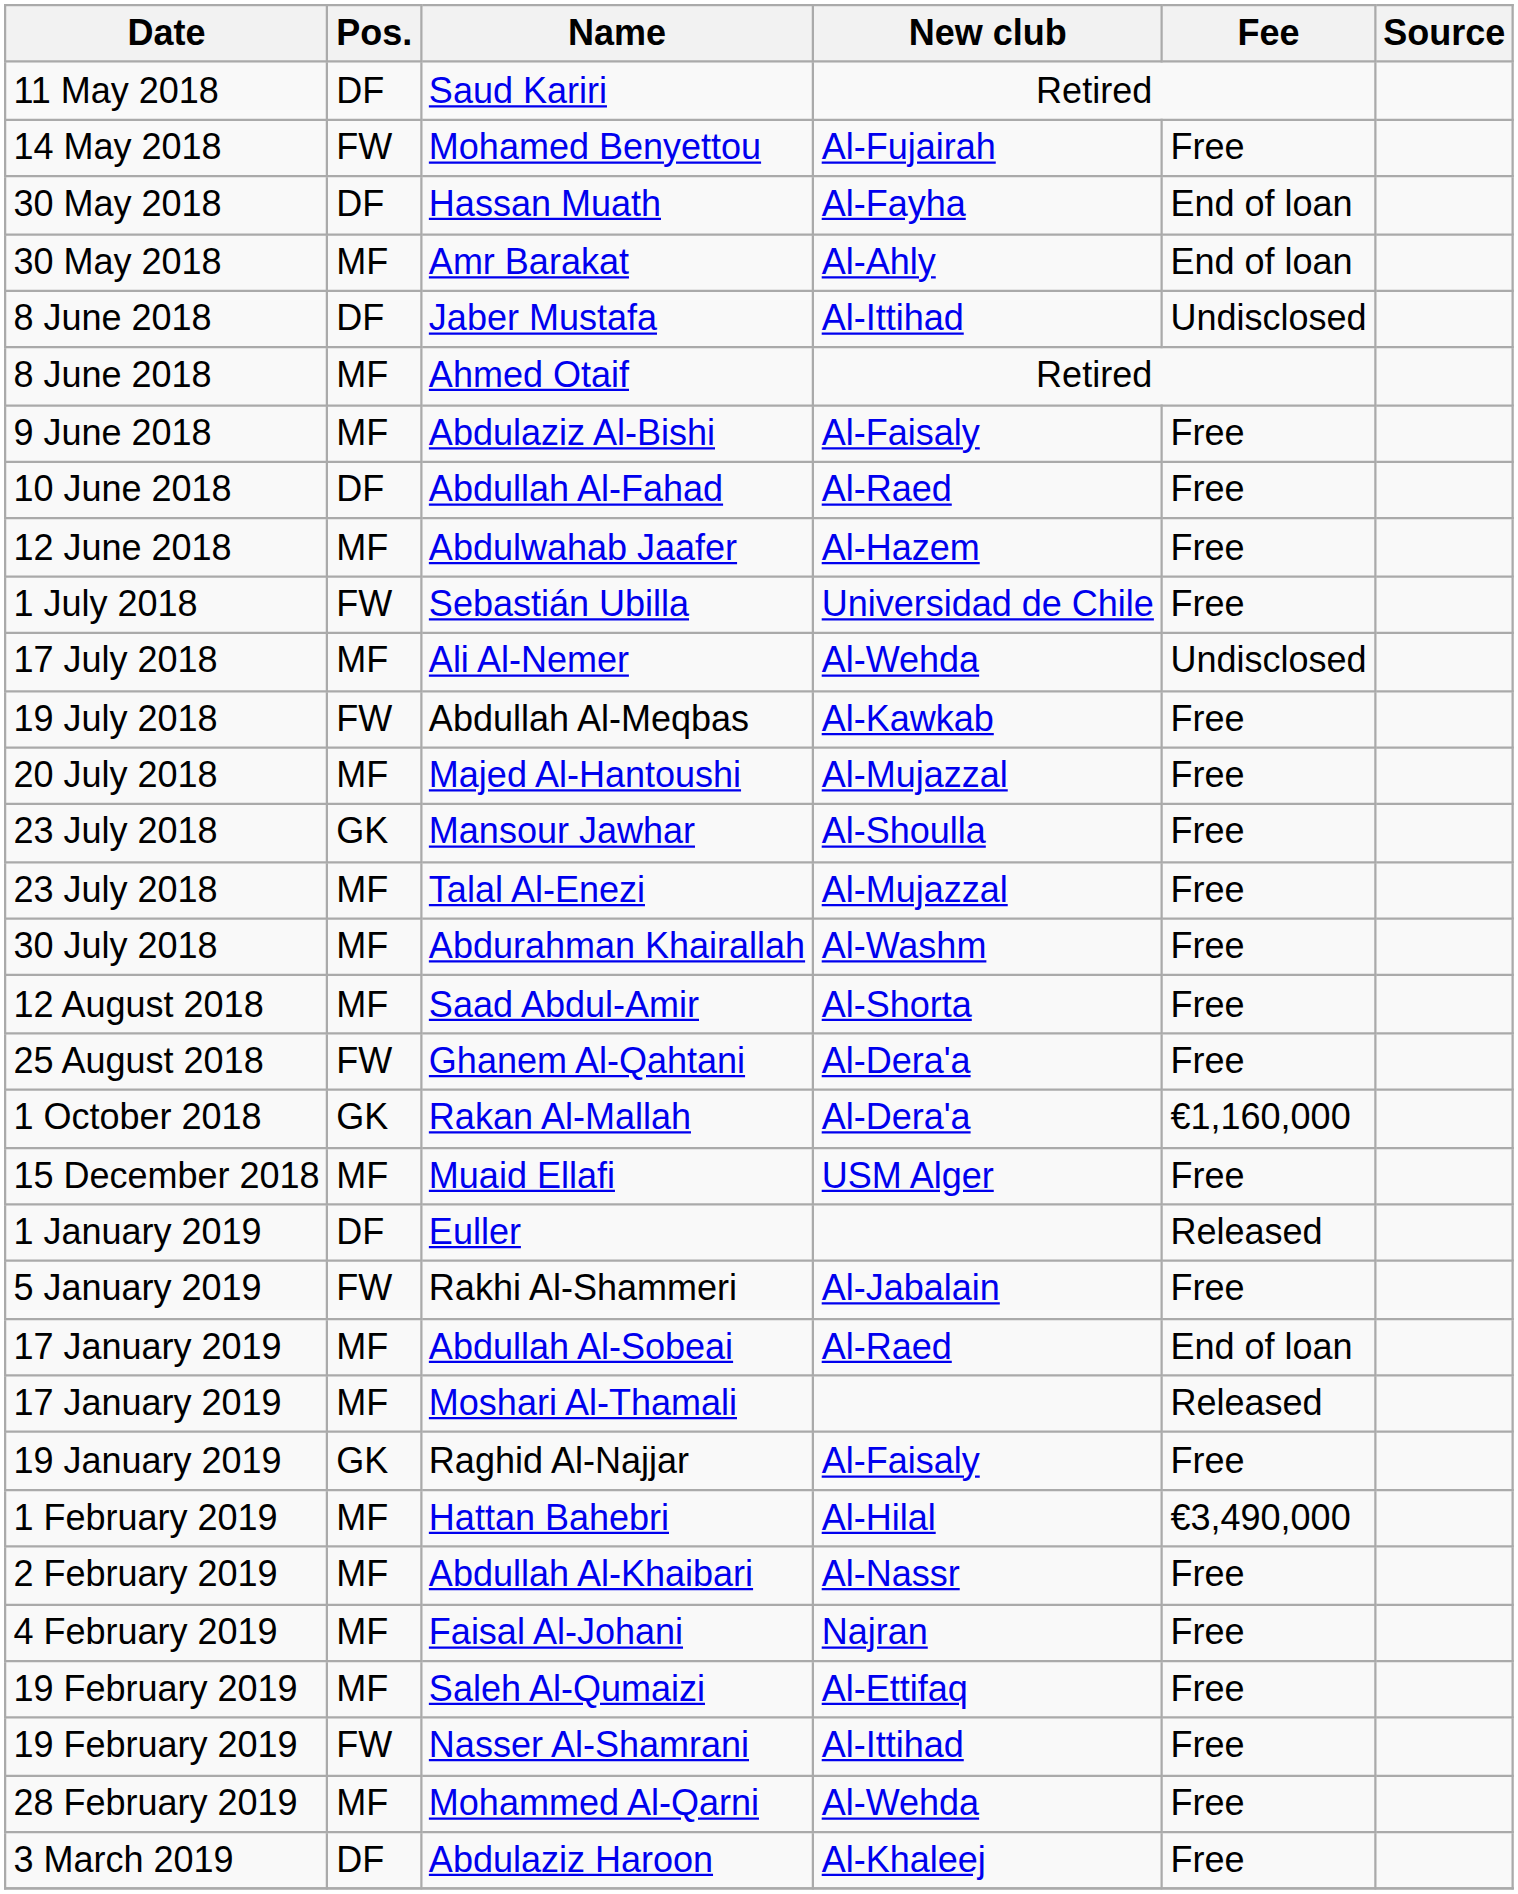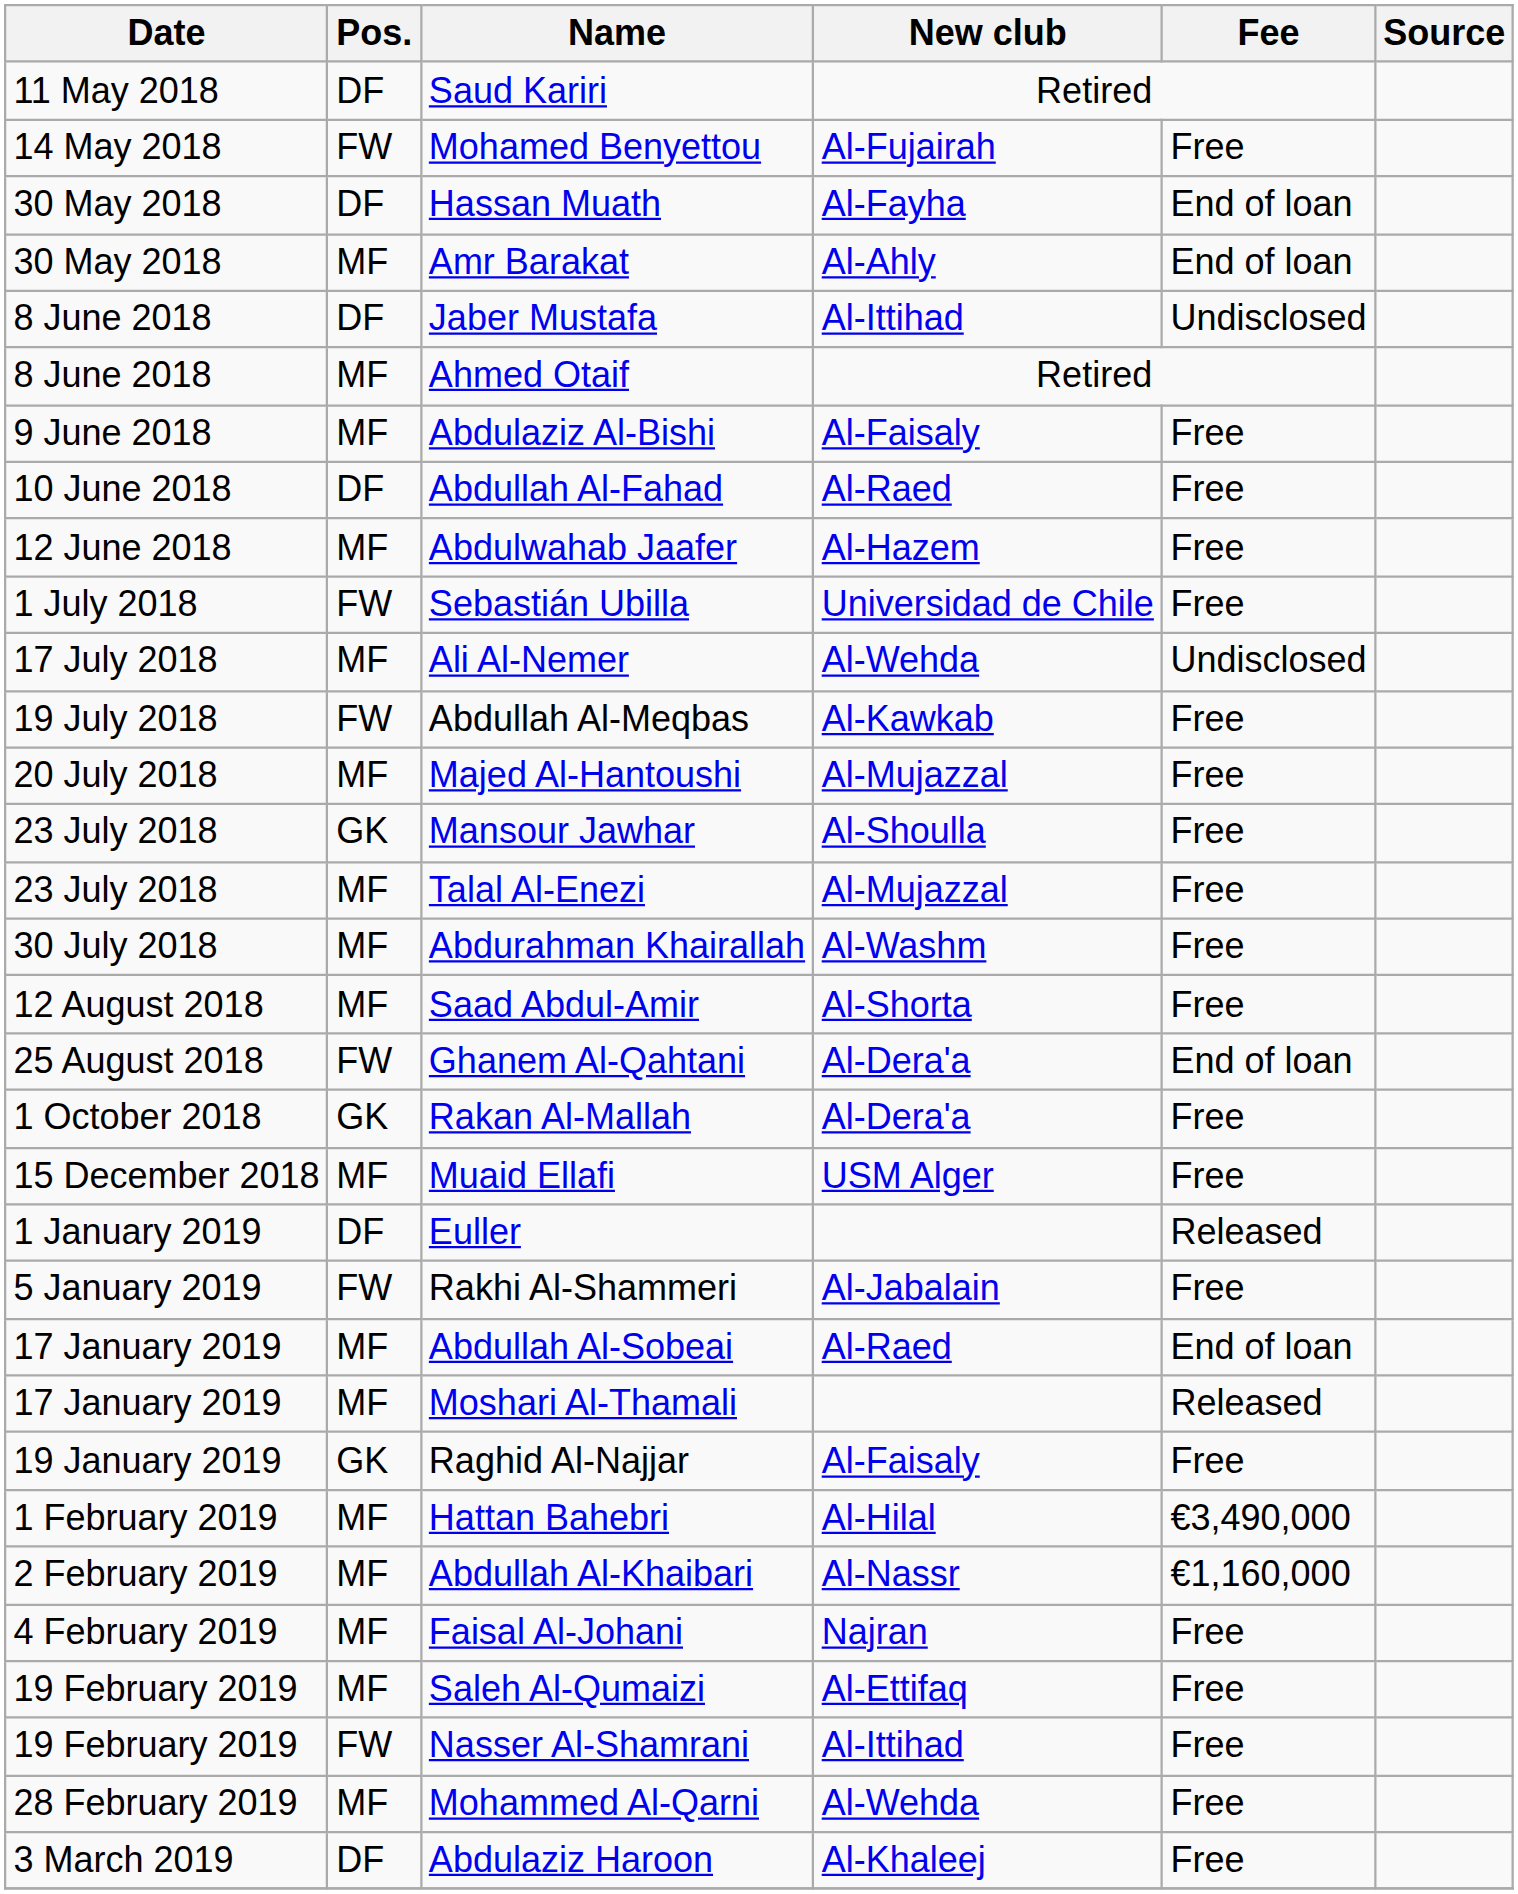(1208, 1060) Free -> (1262, 1060) End of loan
(1261, 1117) €1,160,000 -> (1208, 1117) Free
(1208, 1574) Free -> (1261, 1574) €1,160,000
